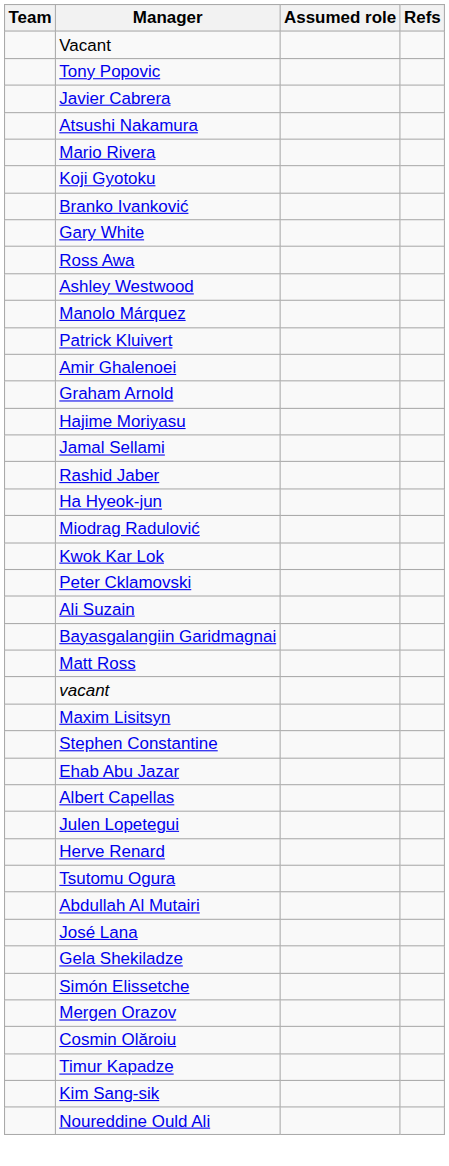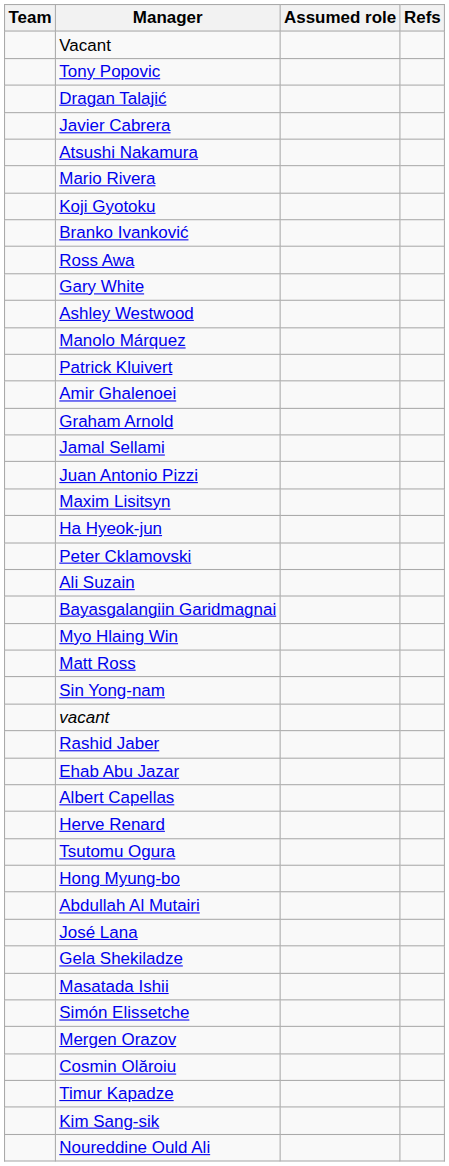+ row: (113, 98)
rows swapped: (102, 233) <-> (97, 260)
- row: (122, 421)
+ row: (129, 475)
rows swapped: (115, 717) <-> (109, 475)
- row: (130, 529)
- row: (112, 555)
+ row: (119, 636)
+ row: (112, 690)
- row: (139, 744)
- row: (119, 824)
+ row: (120, 878)
+ row: (114, 986)
